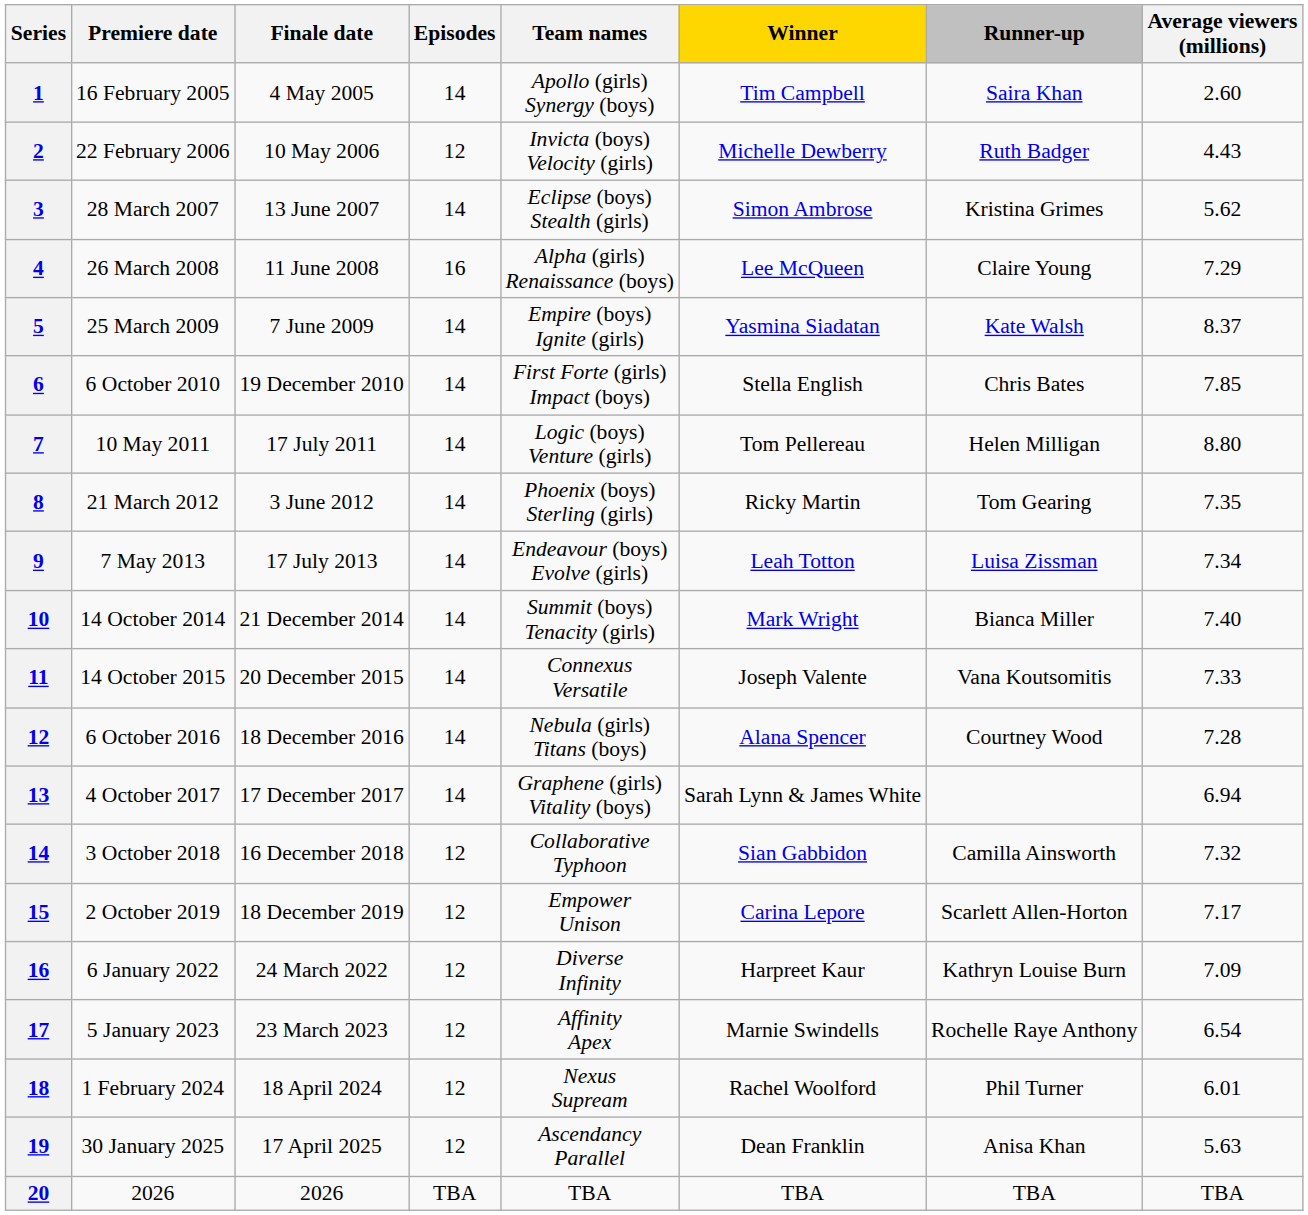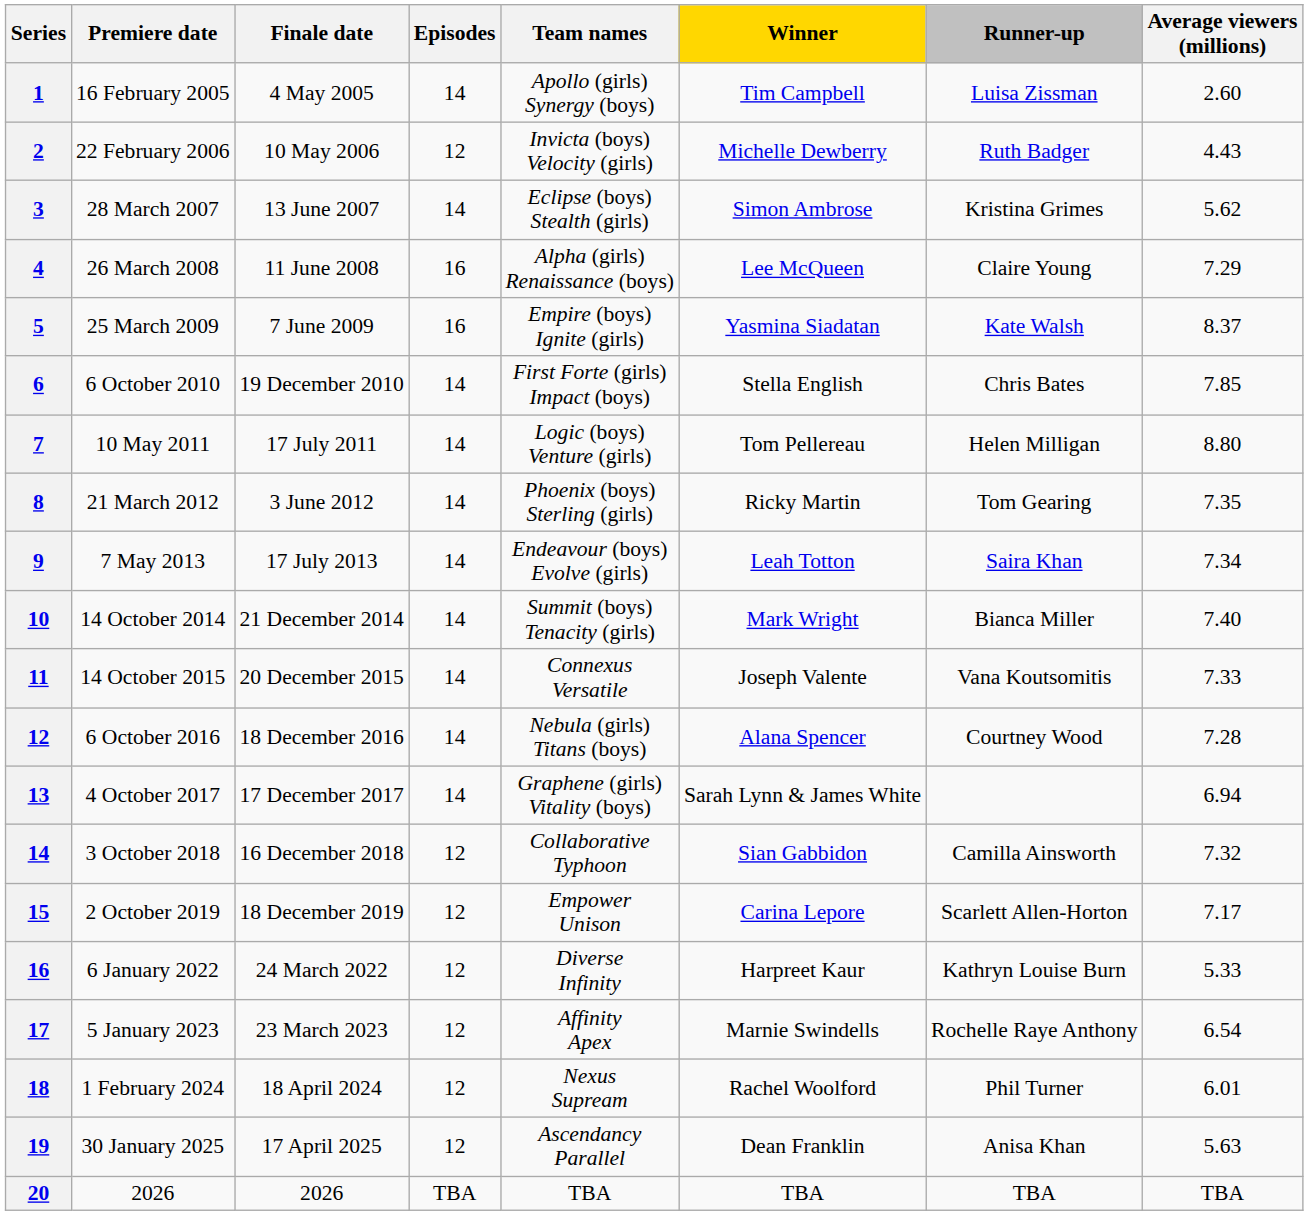(1034, 92) Saira Khan -> (1034, 92) Luisa Zissman
(455, 326) 14 -> (455, 326) 16
(1034, 560) Luisa Zissman -> (1034, 560) Saira Khan
(1222, 970) 7.09 -> (1222, 970) 5.33
